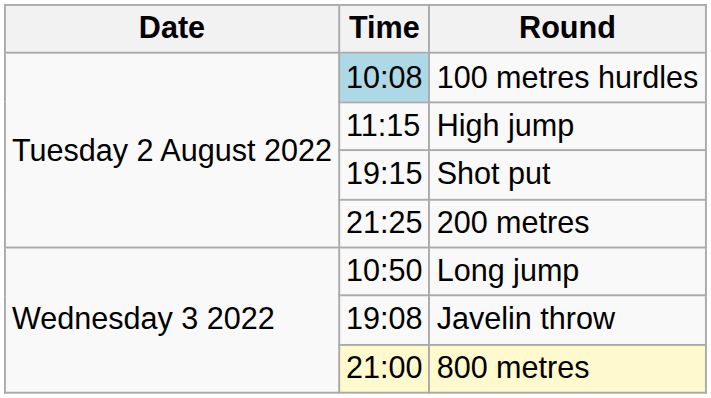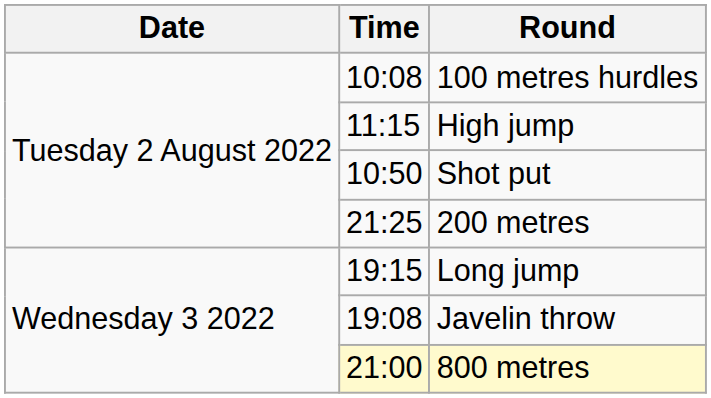(384, 77) lightblue background -> (384, 77) no background
(384, 174) 19:15 -> (384, 174) 10:50
(384, 271) 10:50 -> (384, 271) 19:15
